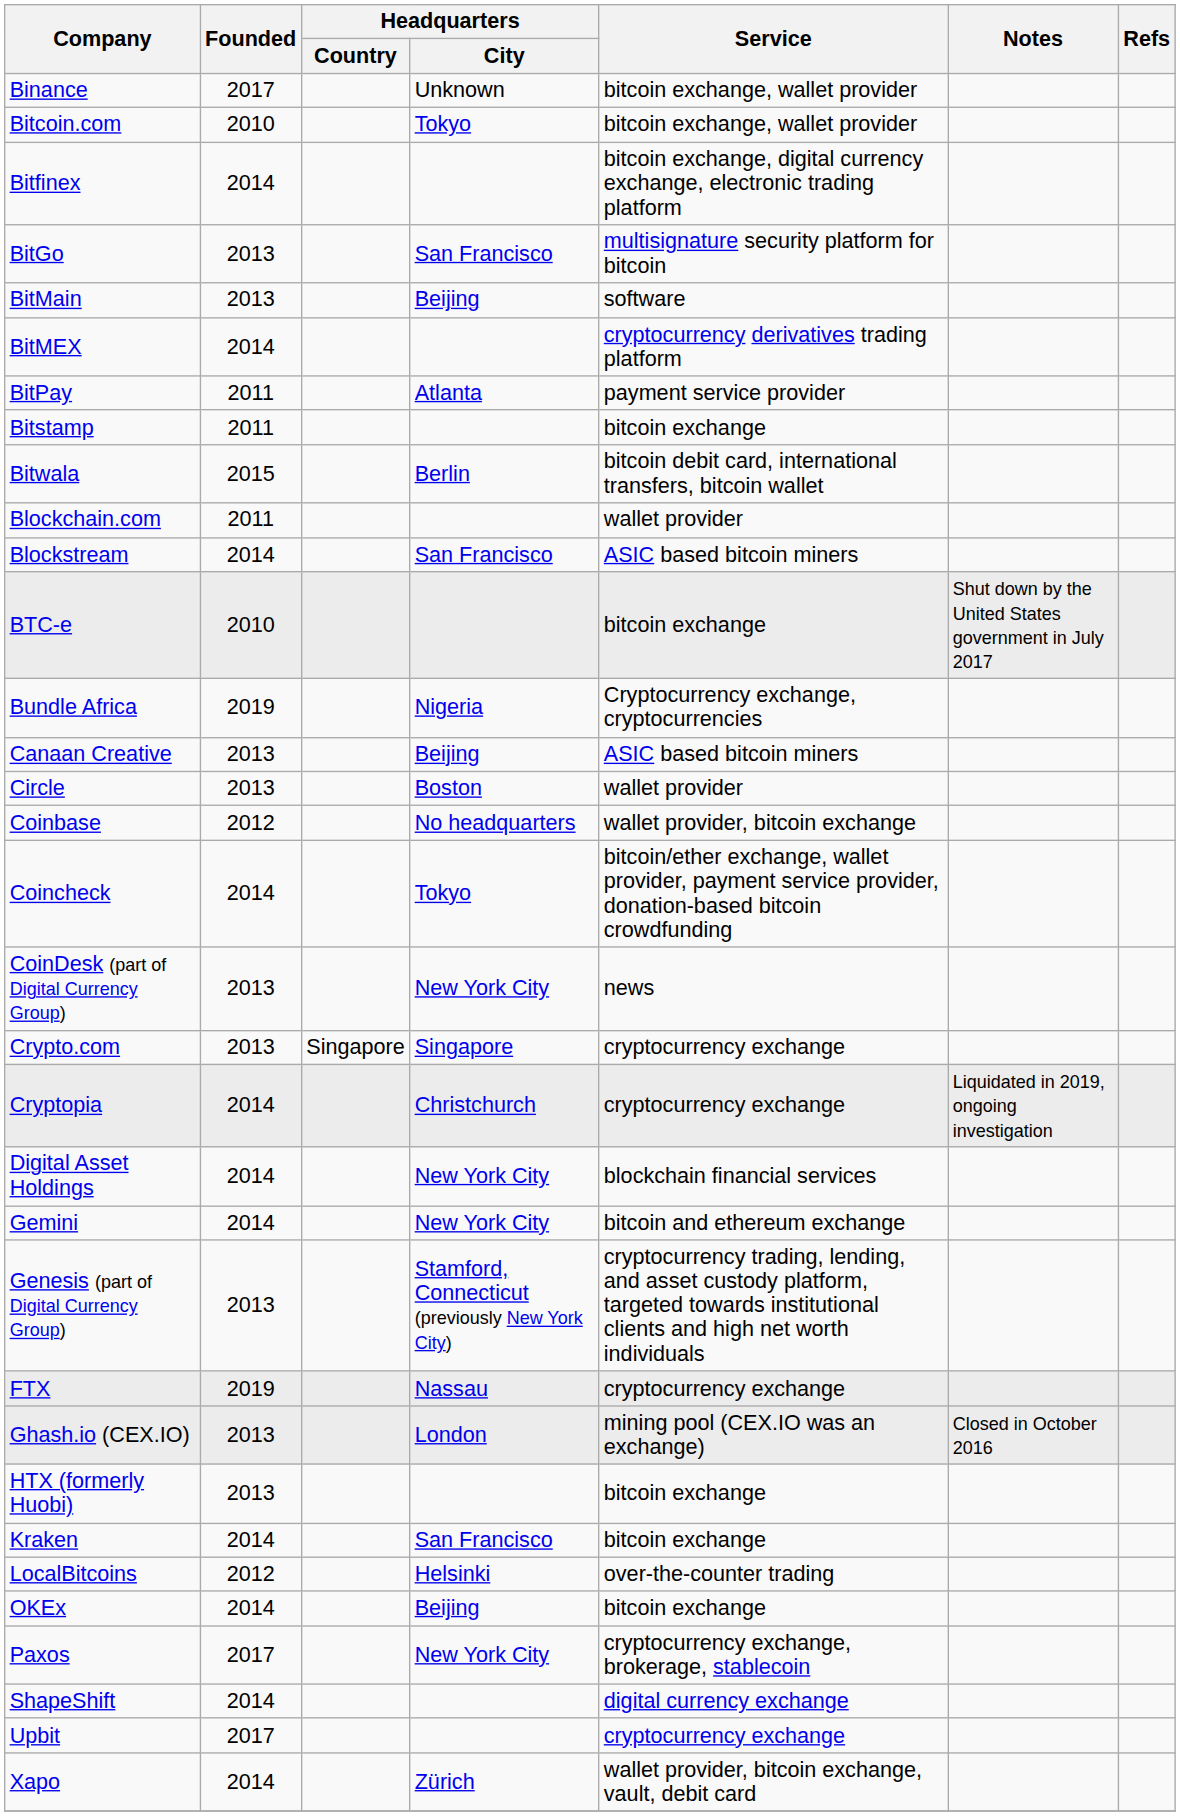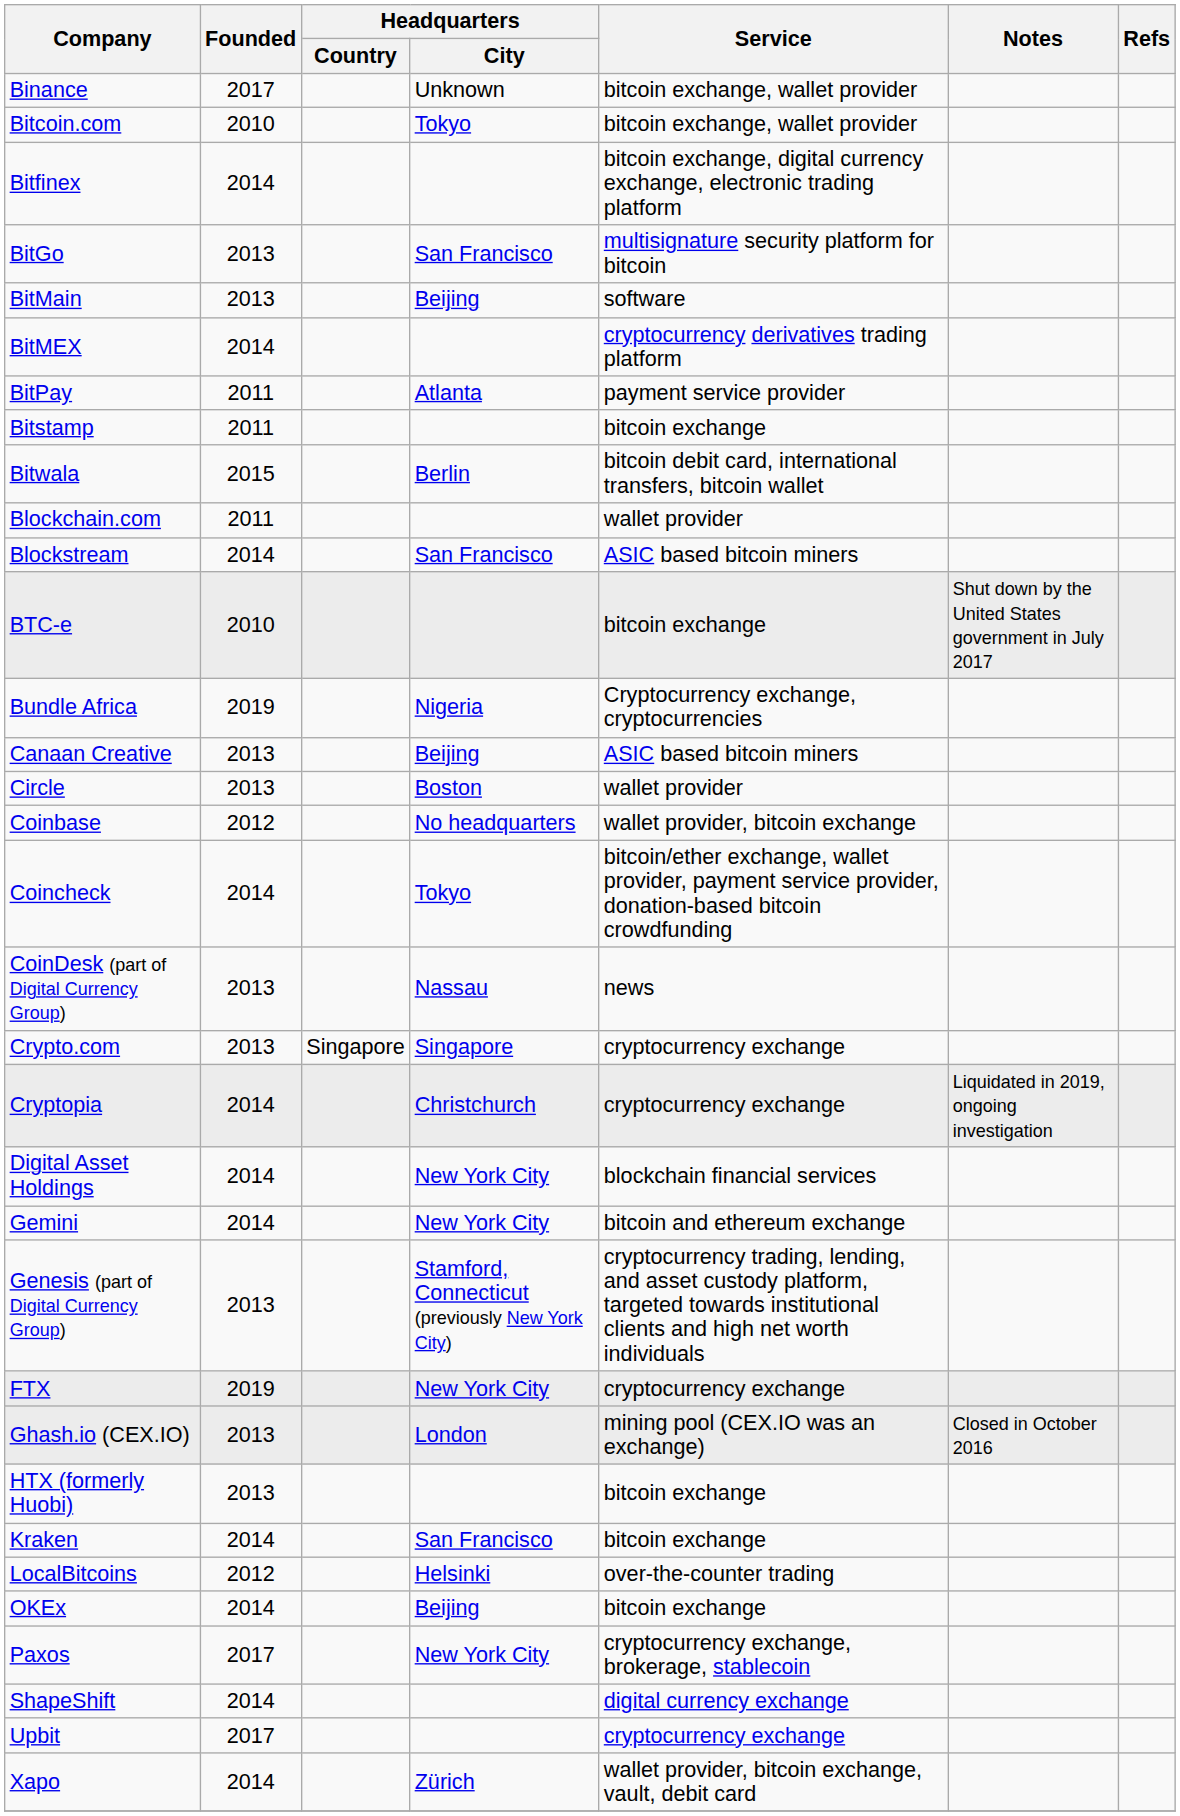(482, 988) New York City -> (451, 988) Nassau
(451, 1388) Nassau -> (482, 1388) New York City
